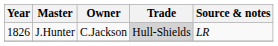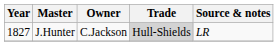(19, 31) 1826 -> (19, 31) 1827
